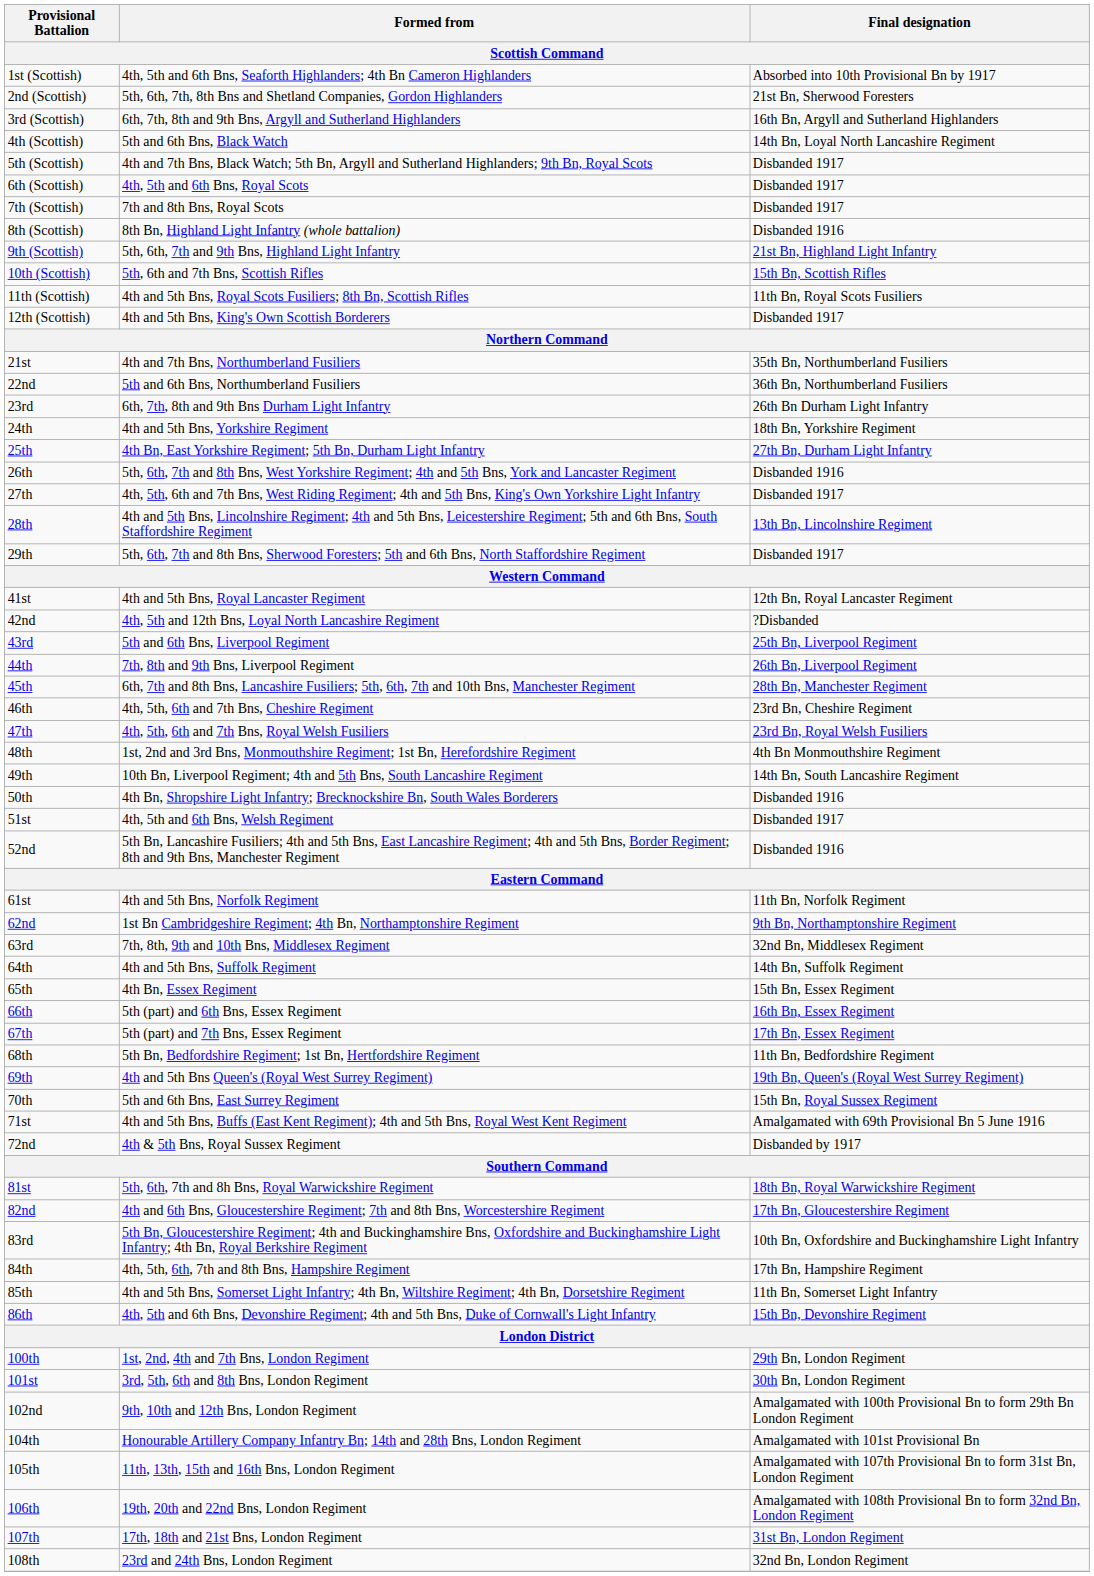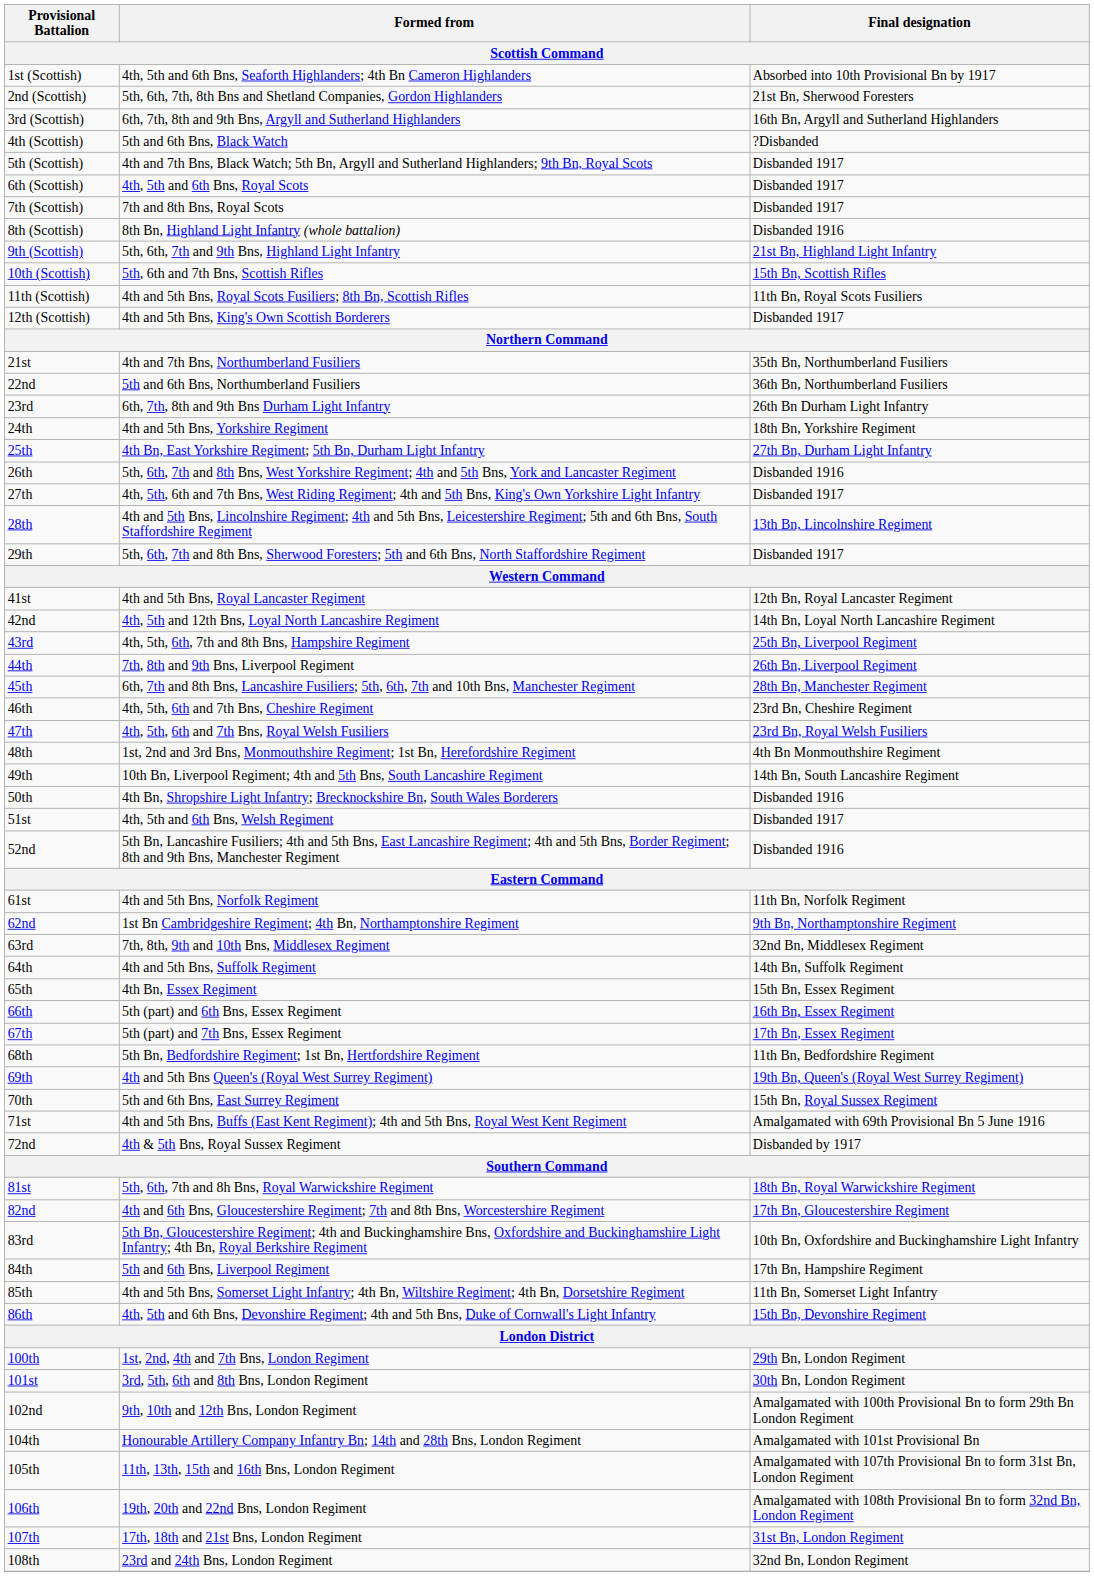(874, 141) 14th Bn, Loyal North Lancashire Regiment -> (786, 141) ?Disbanded
(786, 620) ?Disbanded -> (874, 620) 14th Bn, Loyal North Lancashire Regiment
(226, 642) 5th and 6th Bns, Liverpool Regiment -> (266, 642) 4th, 5th, 6th, 7th and 8th Bns, Hampshire Regiment
(266, 1270) 4th, 5th, 6th, 7th and 8th Bns, Hampshire Regiment -> (226, 1270) 5th and 6th Bns, Liverpool Regiment
